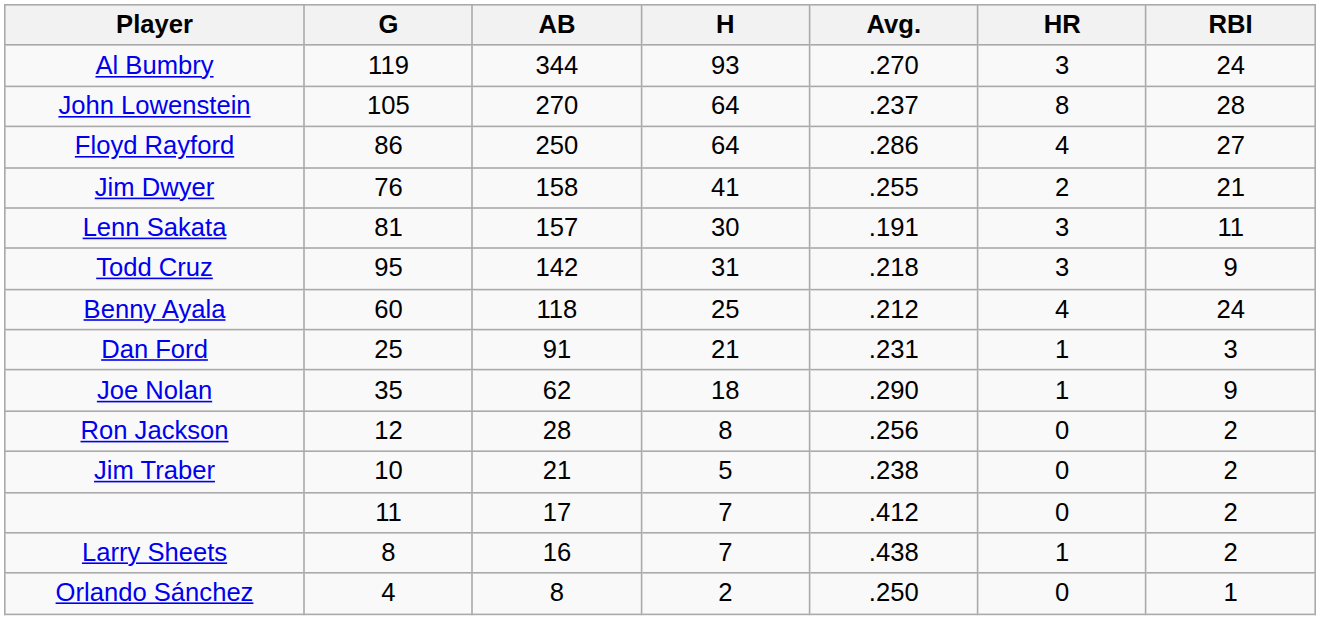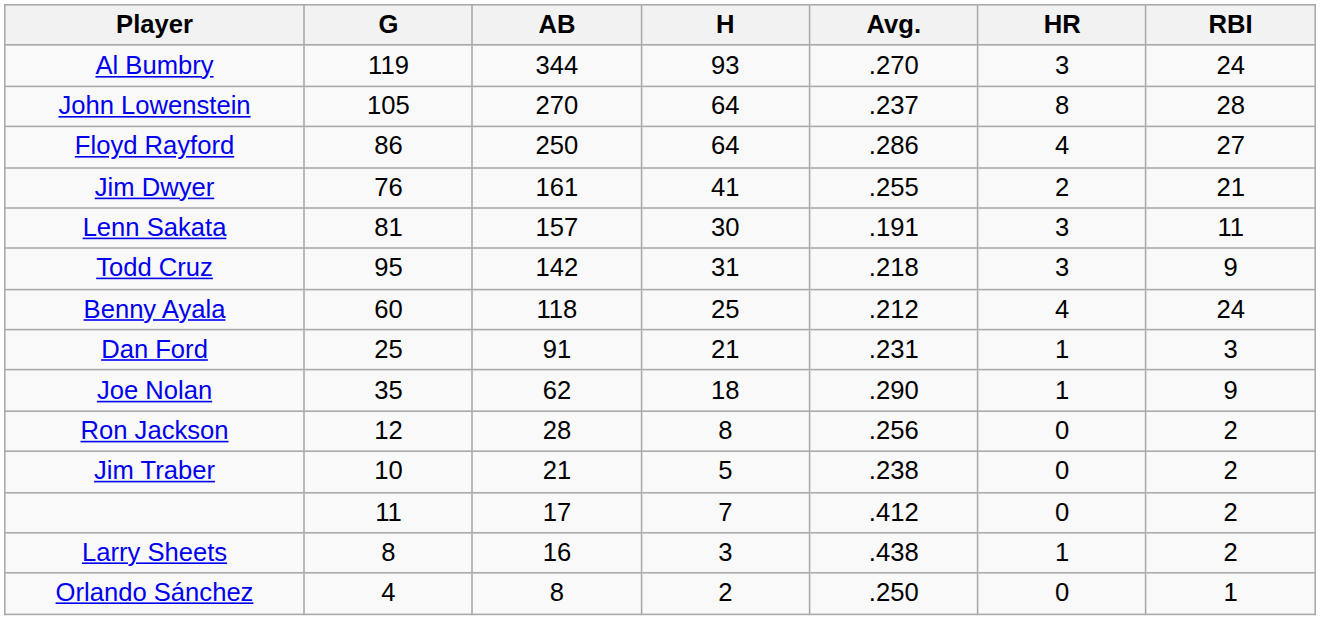(557, 187) 158 -> (557, 187) 161
(725, 552) 7 -> (725, 552) 3
